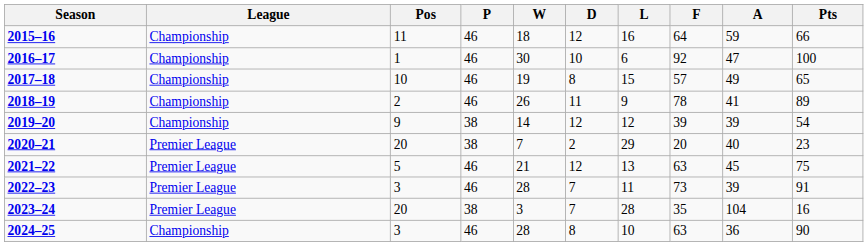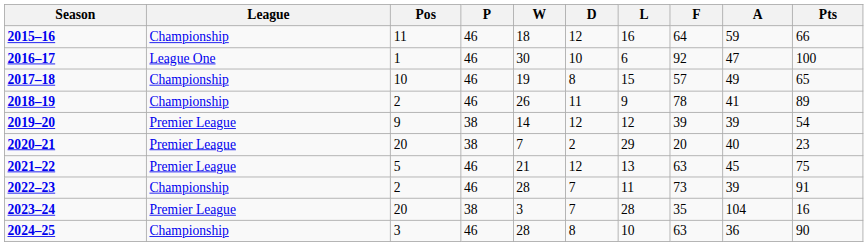(189, 58) Championship -> (182, 58) League One
(189, 123) Championship -> (193, 123) Premier League
(193, 187) Premier League -> (189, 187) Championship
(397, 187) 3 -> (397, 187) 2
